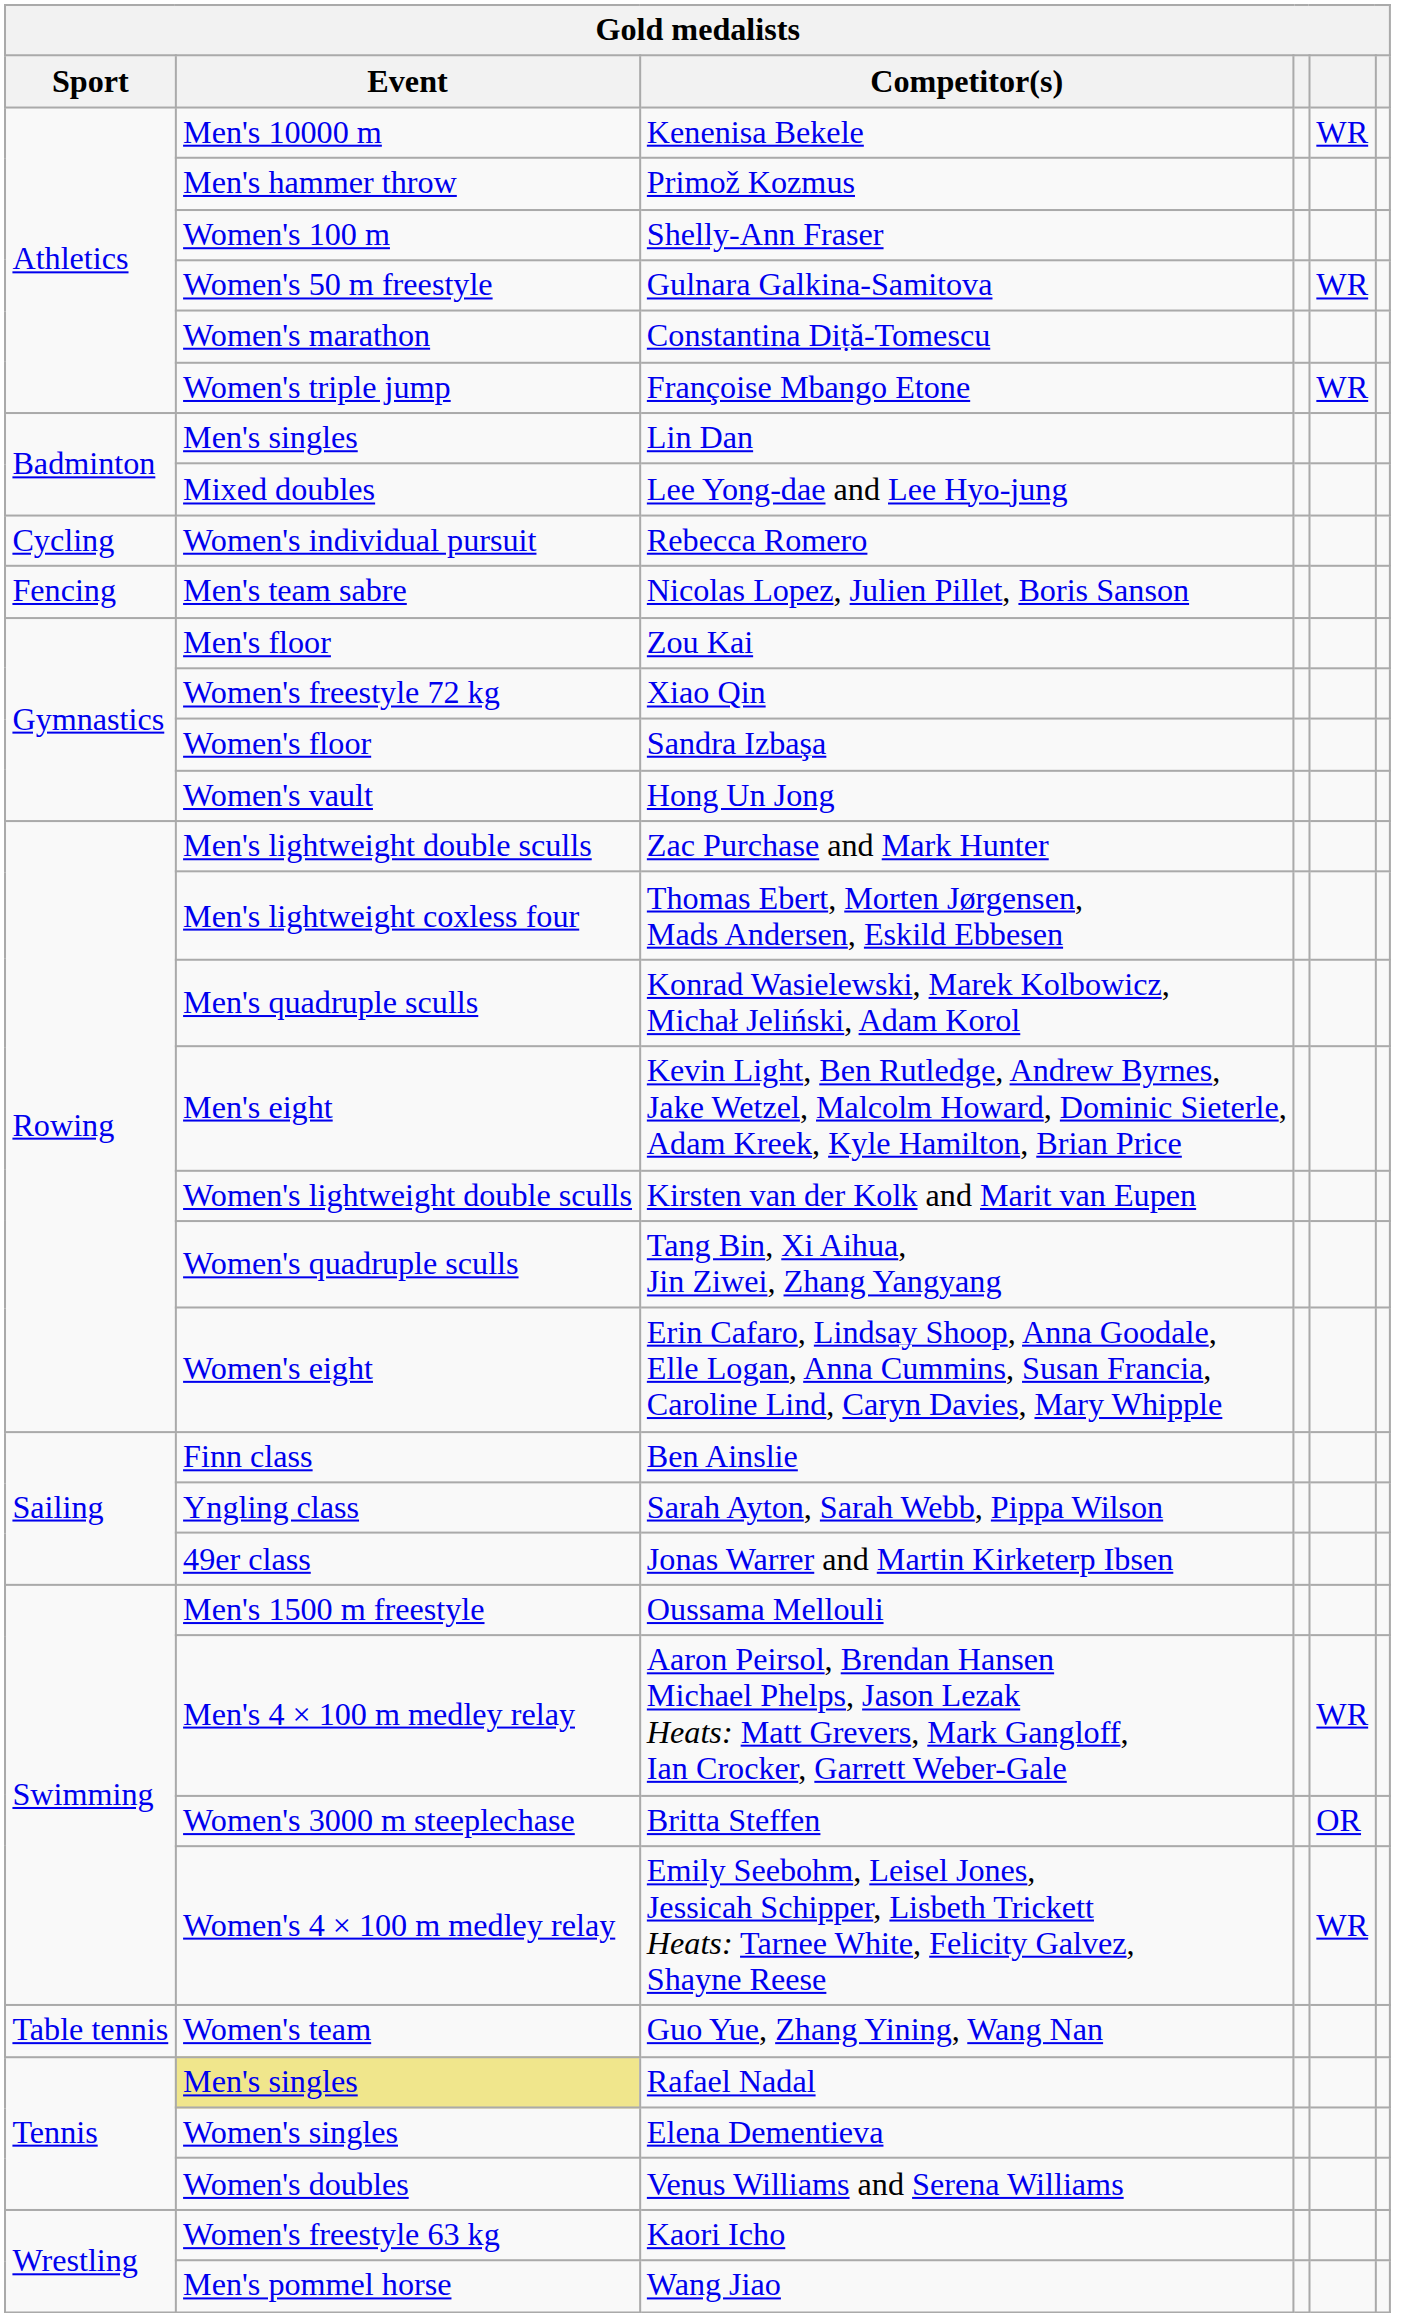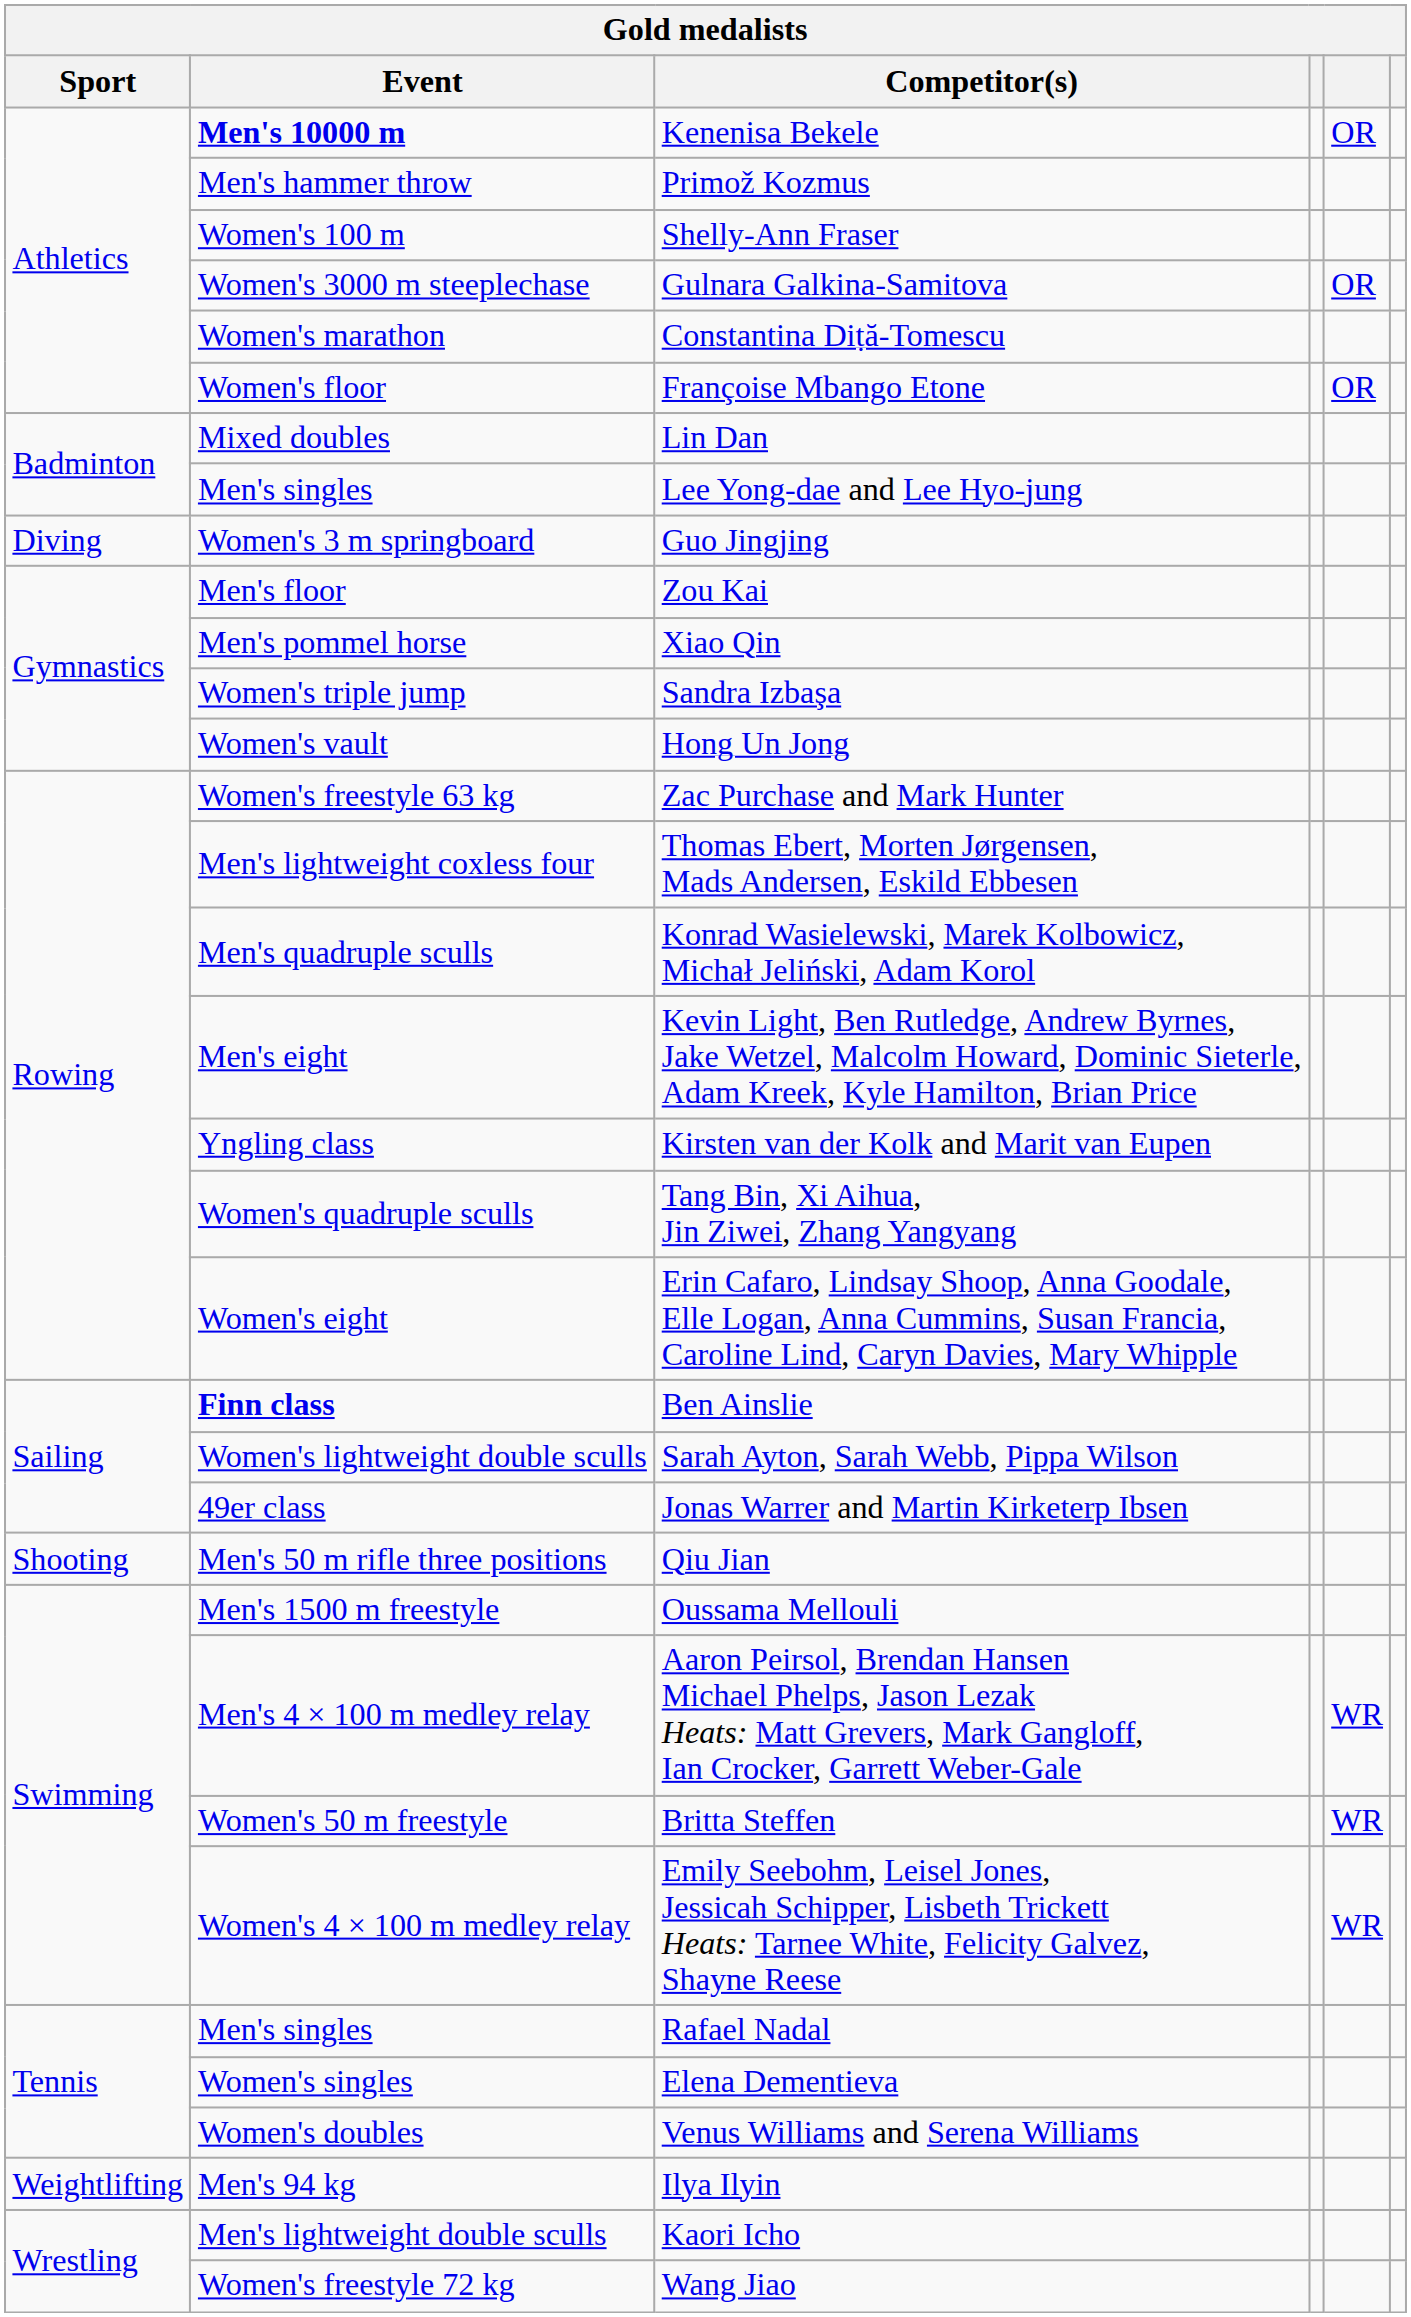(282, 132) normal -> (302, 132) bold
(1342, 132) WR -> (1354, 132) OR
(338, 285) Women's 50 m freestyle -> (394, 285) Women's 3000 m steeplechase
(1342, 285) WR -> (1354, 285) OR
(317, 387) Women's triple jump -> (292, 387) Women's floor
(1342, 387) WR -> (1354, 387) OR
(270, 438) Men's singles -> (294, 438) Mixed doubles
(279, 489) Mixed doubles -> (285, 489) Men's singles
- row: (757, 540)
+ row: (745, 540)
- row: (918, 591)
(341, 693) Women's freestyle 72 kg -> (332, 642) Men's pommel horse
(277, 744) Women's floor -> (332, 693) Women's triple jump
(387, 846) Men's lightweight double sculls -> (356, 795) Women's freestyle 63 kg
(408, 1194) Women's lightweight double sculls -> (286, 1143) Yngling class
(248, 1456) normal -> (266, 1405) bold
(271, 1507) Yngling class -> (422, 1456) Women's lightweight double sculls
+ row: (716, 1558)
(379, 1819) Women's 3000 m steeplechase -> (353, 1819) Women's 50 m freestyle
(1339, 1819) OR -> (1357, 1819) WR
- row: (875, 2030)
(270, 2081) khaki background -> (285, 2030) no background
+ row: (721, 2183)
(341, 2234) Women's freestyle 63 kg -> (402, 2234) Men's lightweight double sculls
(317, 2285) Men's pommel horse -> (356, 2285) Women's freestyle 72 kg
